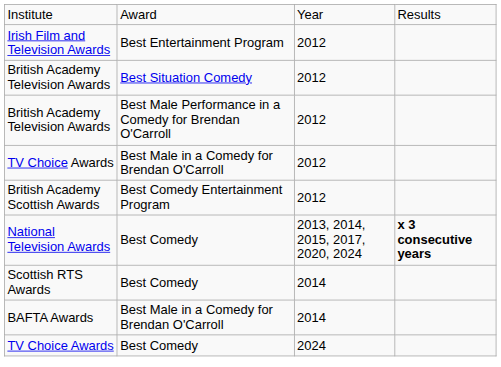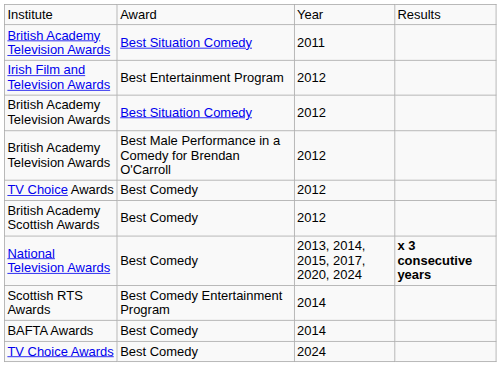+ row: (59, 42)
(197, 162) Best Male in a Comedy for Brendan O'Carroll -> (159, 190) Best Comedy
(201, 197) Best Comedy Entertainment Program -> (159, 218) Best Comedy
(159, 282) Best Comedy -> (201, 303) Best Comedy Entertainment Program
(197, 317) Best Male in a Comedy for Brendan O'Carroll -> (159, 330) Best Comedy
